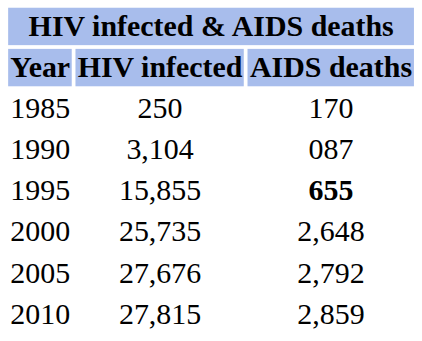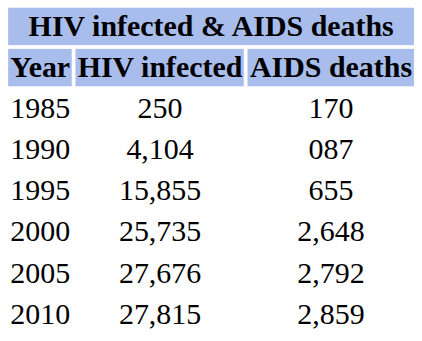(160, 149) 3,104 -> (160, 149) 4,104
(331, 190) bold -> (331, 190) normal
